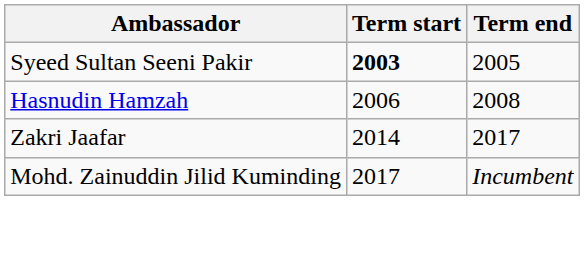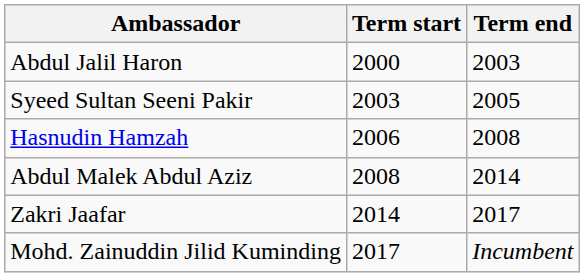+ row: (96, 61)
(376, 61) bold -> (376, 99) normal
+ row: (131, 175)
